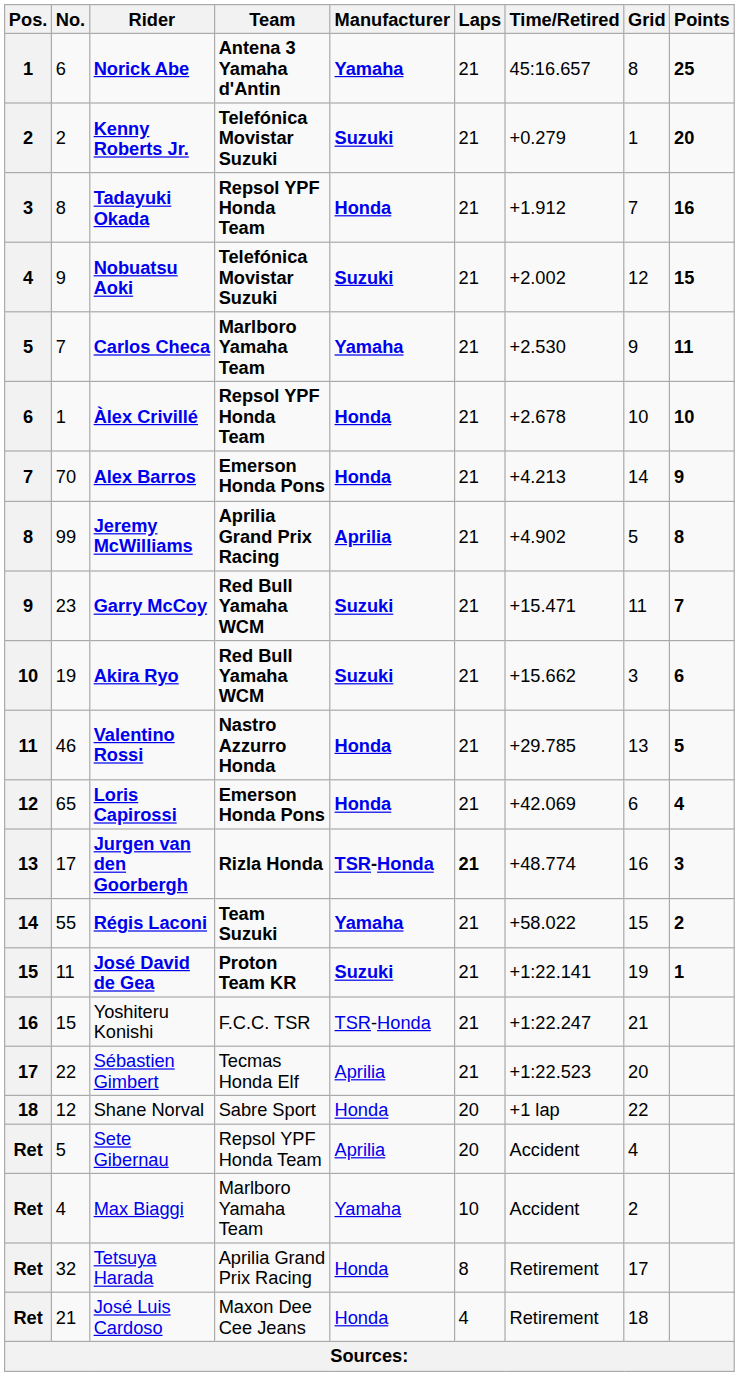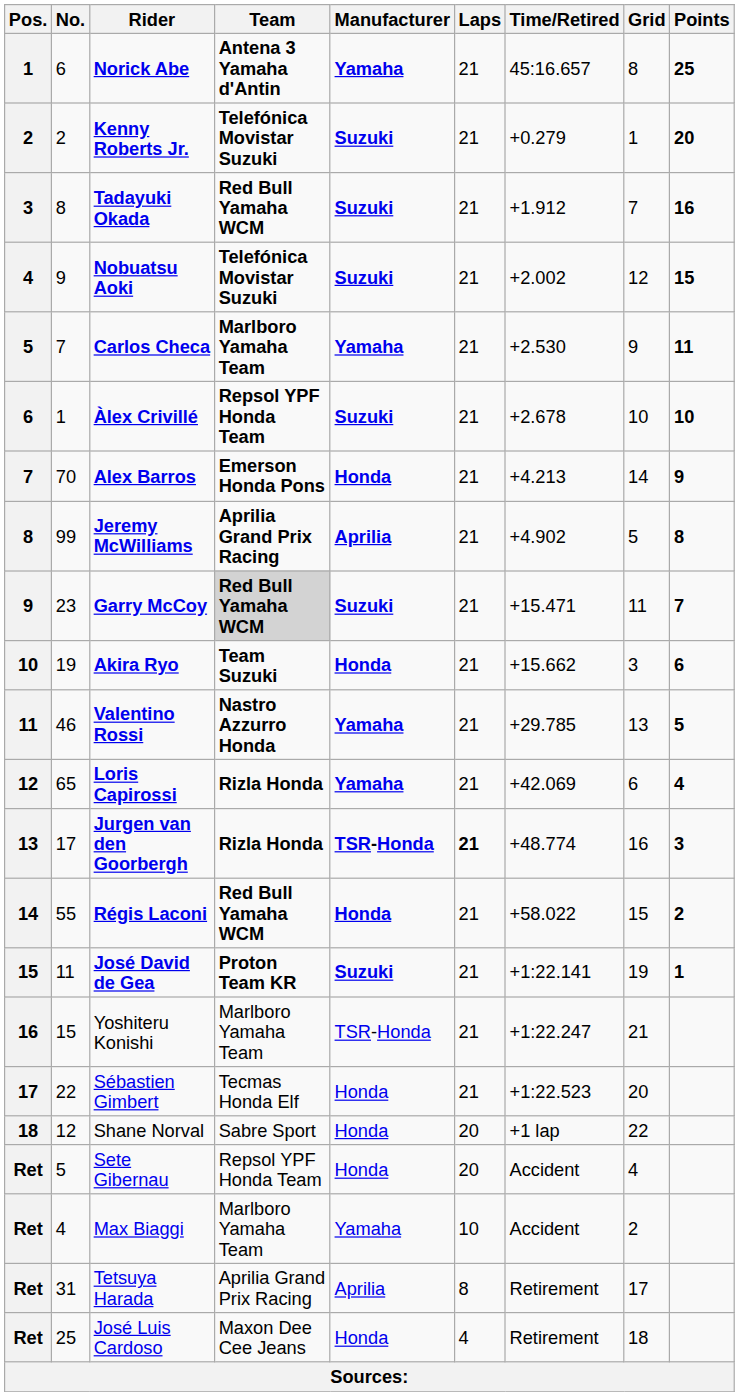(269, 208) Repsol YPF Honda Team -> (256, 208) Red Bull Yamaha WCM
(363, 208) Honda -> (364, 208) Suzuki
(363, 417) Honda -> (364, 417) Suzuki
(256, 606) no background -> (256, 606) lightgrey background
(256, 675) Red Bull Yamaha WCM -> (248, 665) Team Suzuki
(364, 675) Suzuki -> (363, 665) Honda
(363, 745) Honda -> (369, 724) Yamaha
(272, 804) Emerson Honda Pons -> (271, 784) Rizla Honda
(363, 804) Honda -> (369, 784) Yamaha
(248, 923) Team Suzuki -> (256, 913) Red Bull Yamaha WCM
(369, 923) Yamaha -> (363, 913) Honda
(265, 1022) F.C.C. TSR -> (255, 1032) Marlboro Yamaha Team
(360, 1071) Aprilia -> (361, 1092) Honda
(360, 1149) Aprilia -> (361, 1170) Honda
(66, 1268) 32 -> (66, 1289) 31
(361, 1268) Honda -> (360, 1289) Aprilia
(66, 1317) 21 -> (66, 1338) 25
